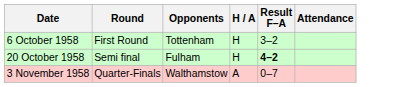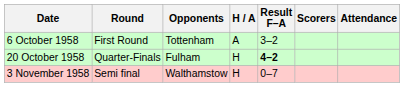+ column: (316, 18)
(236, 40) H -> (236, 40) A
(117, 57) Semi final -> (127, 57) Quarter-Finals
(127, 73) Quarter-Finals -> (117, 73) Semi final
(236, 73) A -> (236, 73) H
